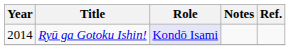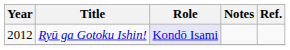(20, 34) 2014 -> (20, 34) 2012
